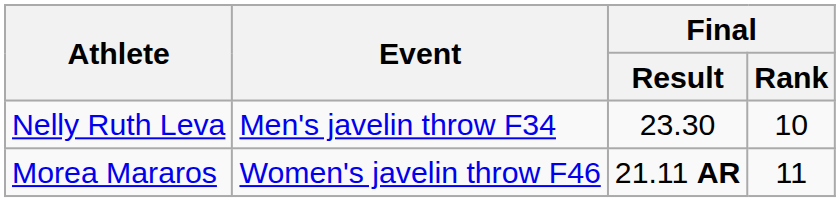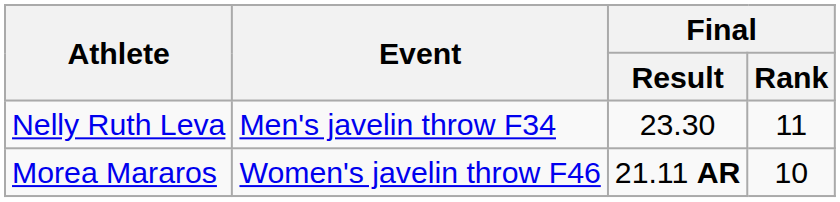(791, 125) 10 -> (791, 125) 11
(791, 173) 11 -> (791, 173) 10
